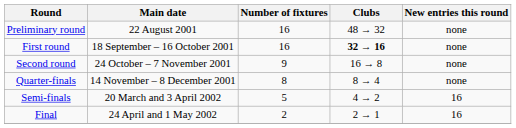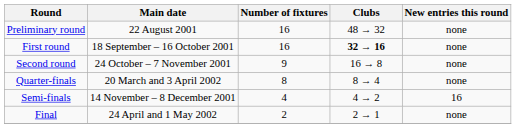(163, 81) 14 November – 8 December 2001 -> (163, 81) 20 March and 3 April 2002
(163, 98) 20 March and 3 April 2002 -> (163, 98) 14 November – 8 December 2001
(284, 98) 5 -> (284, 98) 4
(456, 115) 16 -> (456, 115) none
